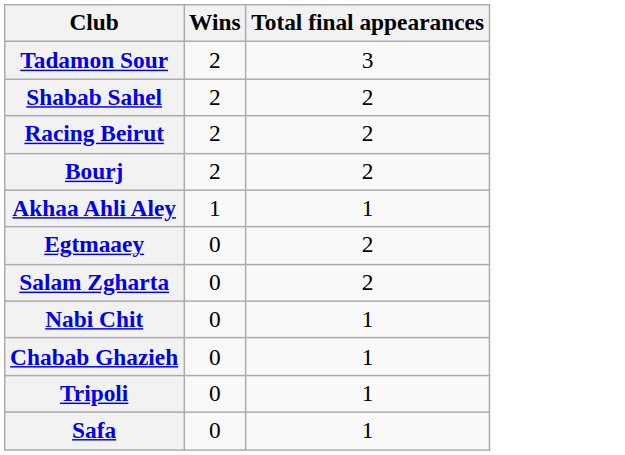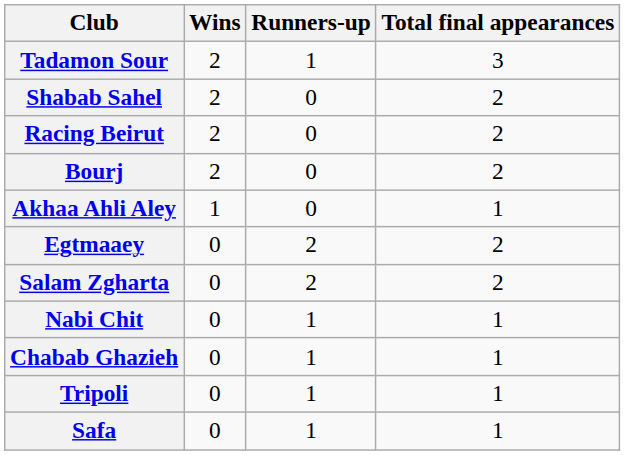+ column: (311, 23)
